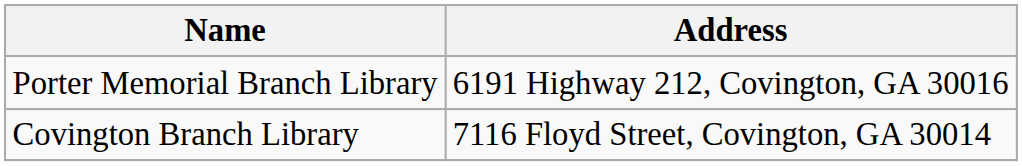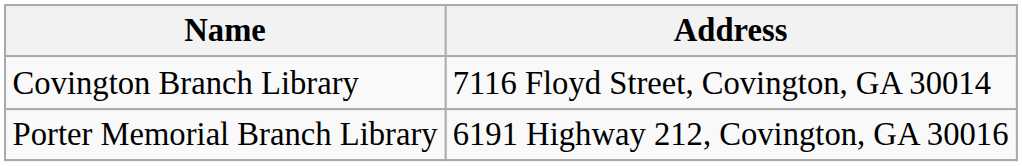rows swapped: (186, 133) <-> (225, 82)
